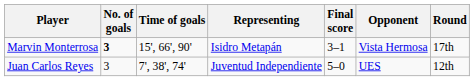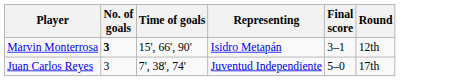- column: (393, 21)
(443, 47) 17th -> (369, 47) 12th
(443, 66) 12th -> (369, 66) 17th
